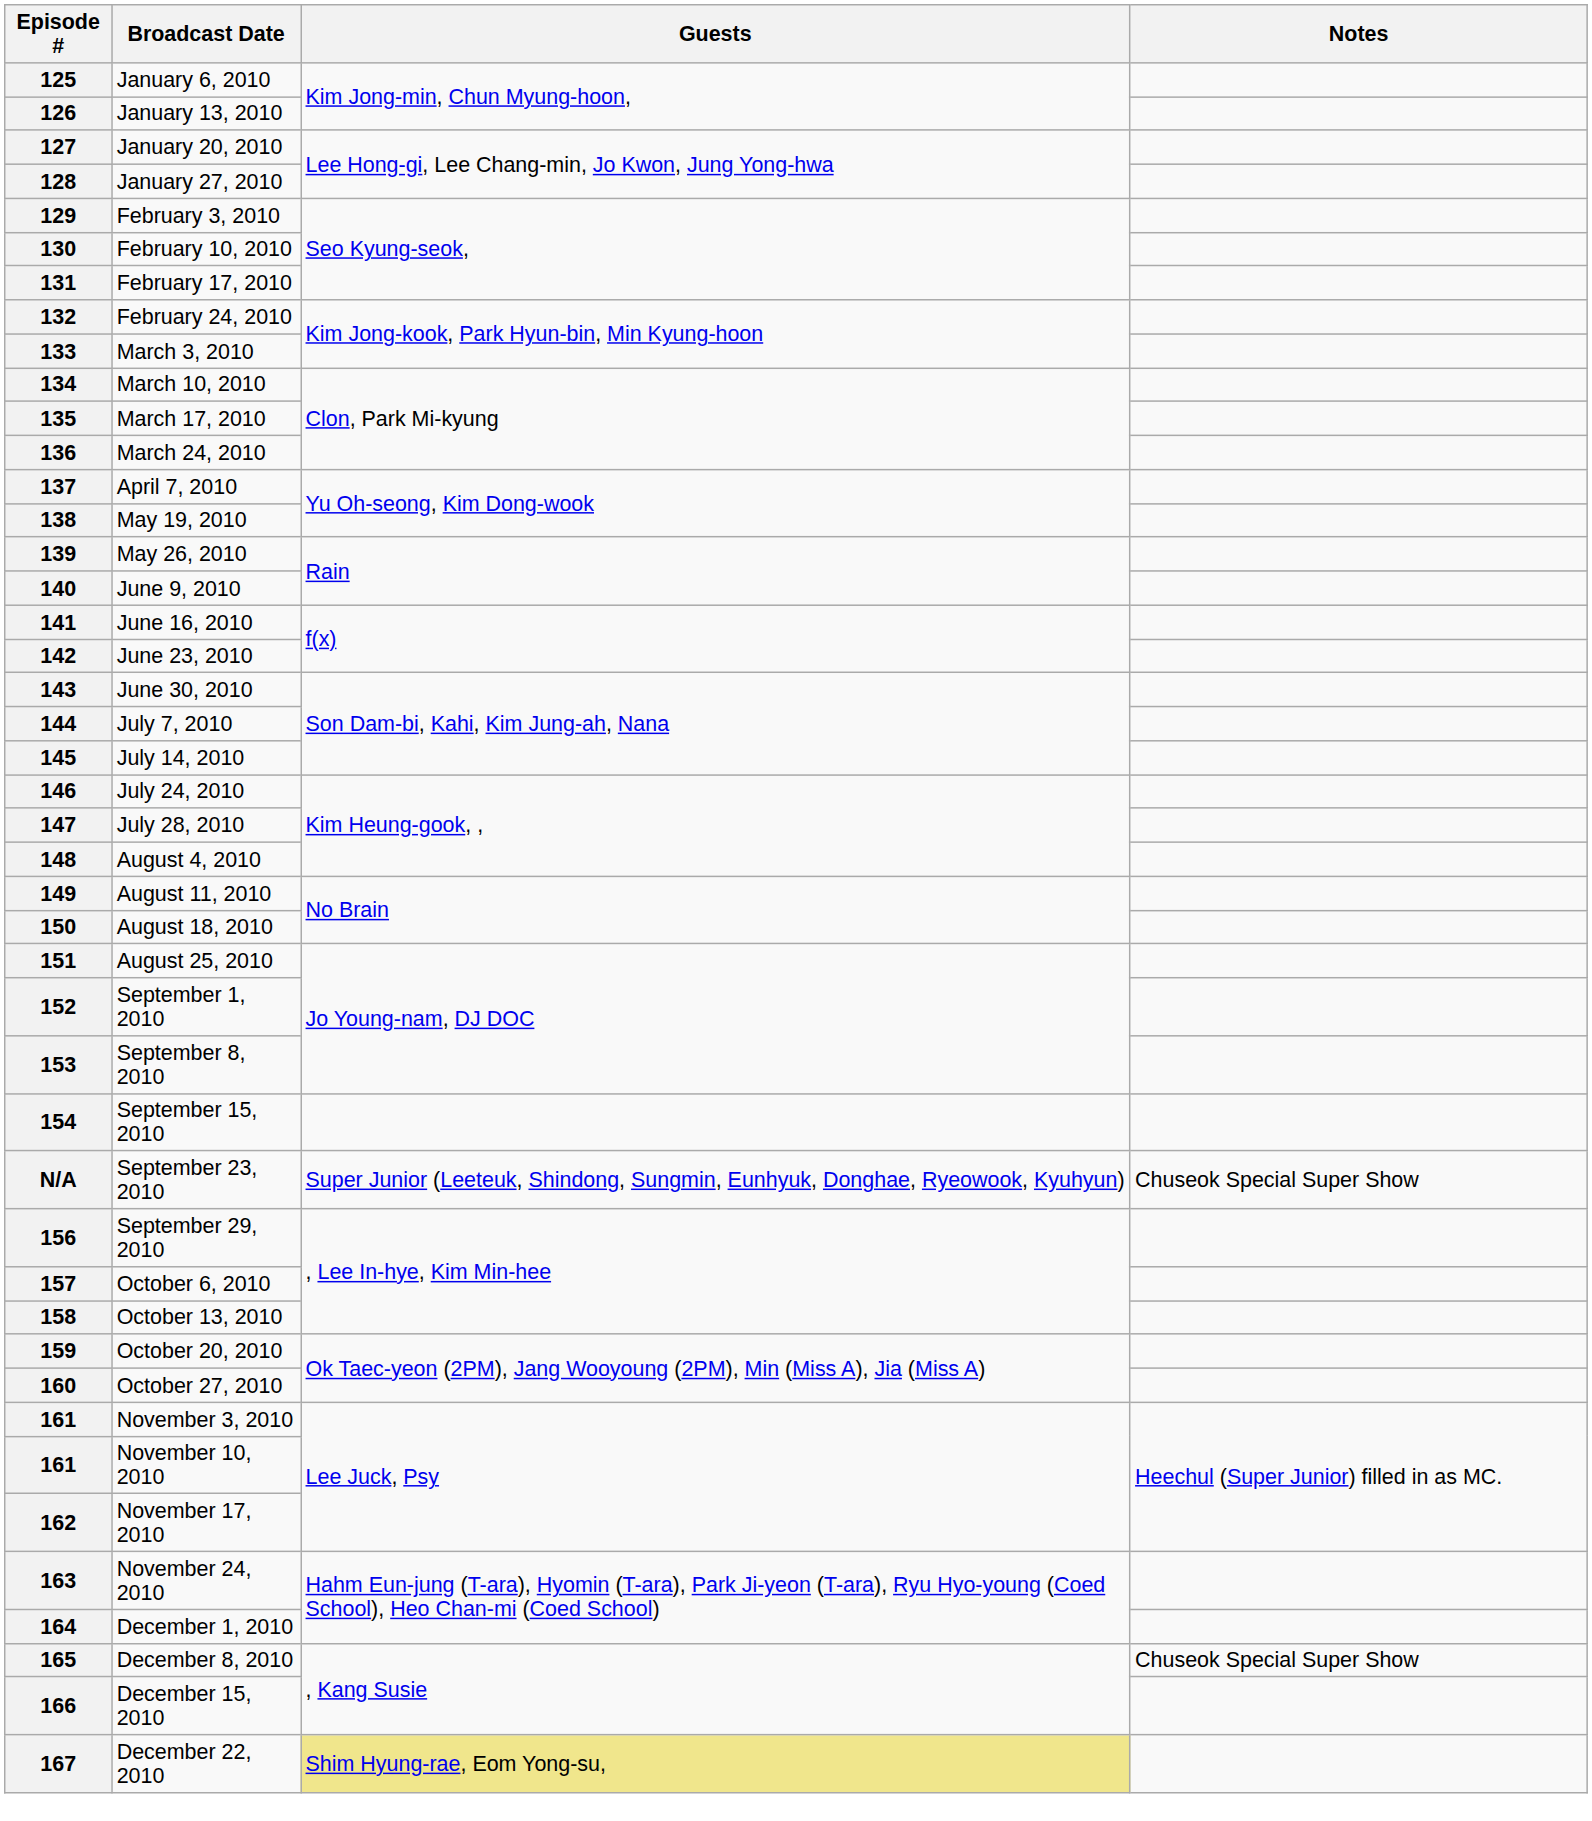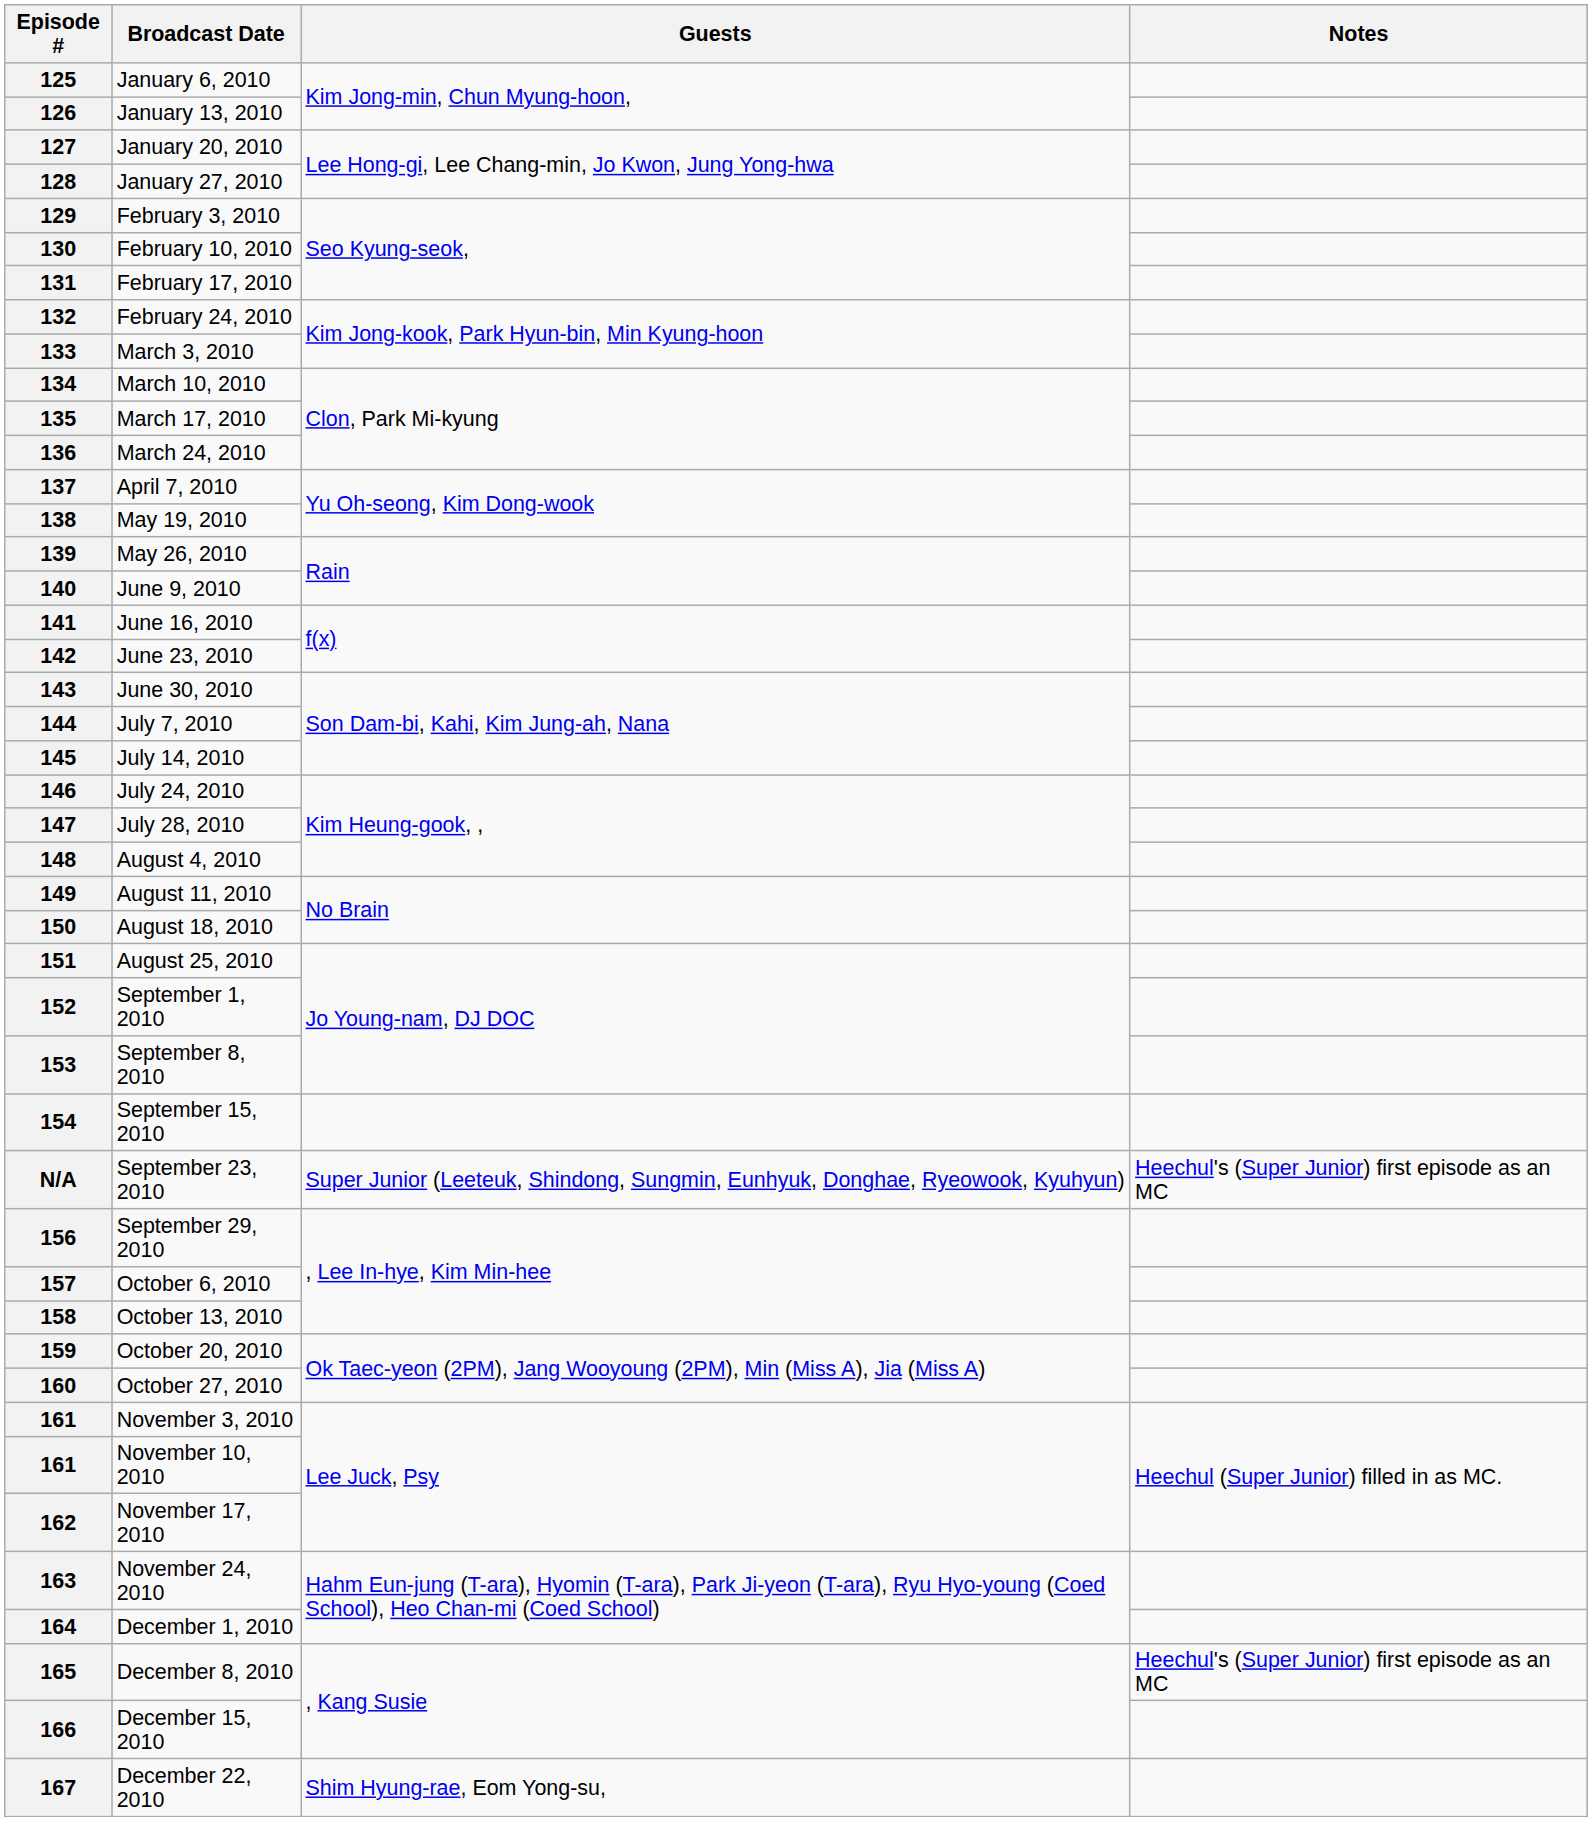(1277, 1180) Chuseok Special Super Show -> (1343, 1180) Heechul's (Super Junior) first episode as an MC
(1277, 1660) Chuseok Special Super Show -> (1343, 1672) Heechul's (Super Junior) first episode as an MC
(456, 1764) khaki background -> (456, 1788) no background
